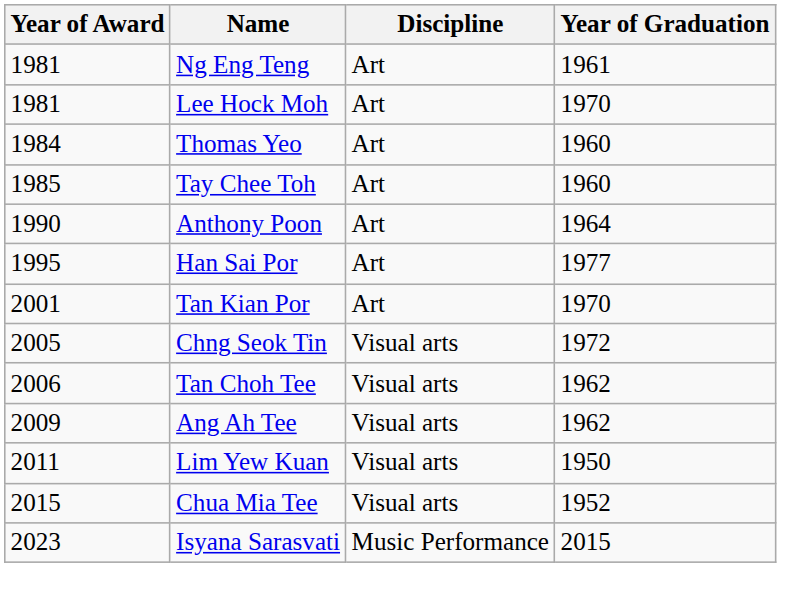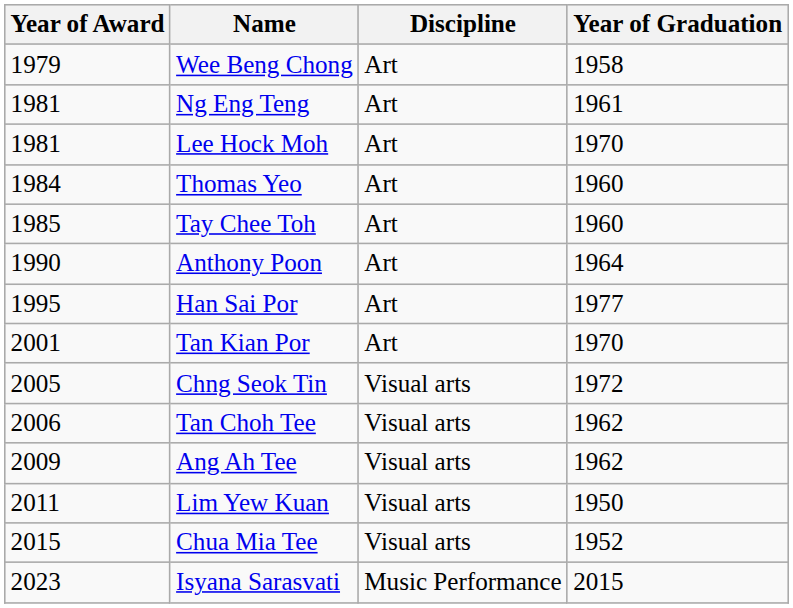+ row: (264, 64)
